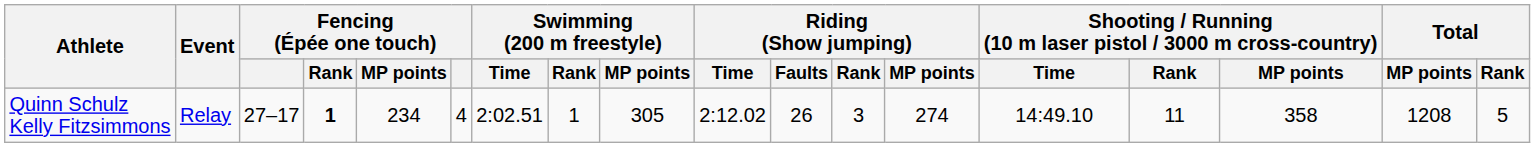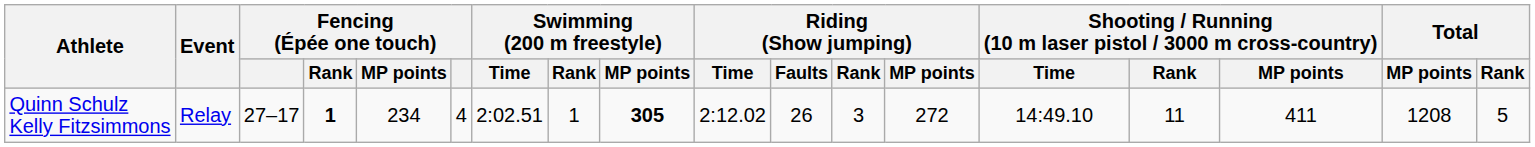(647, 115) normal -> (647, 115) bold
(932, 115) 274 -> (932, 115) 272
(1301, 115) 358 -> (1301, 115) 411
